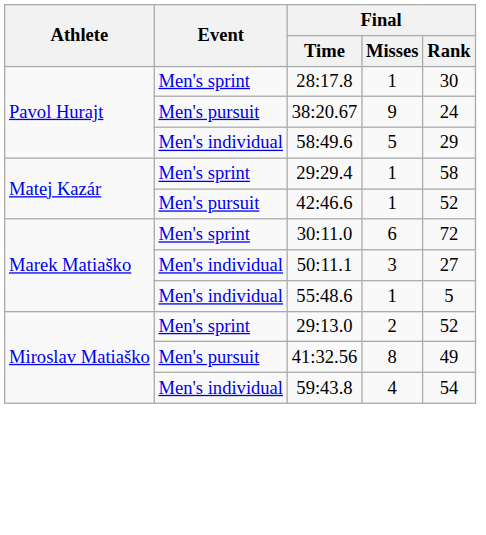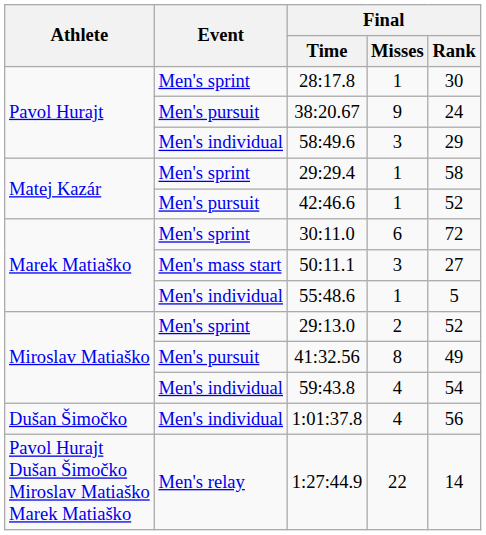(392, 142) 5 -> (397, 142) 3
(221, 265) Men's individual -> (220, 265) Men's mass start
+ row: (327, 418)
+ row: (327, 482)
